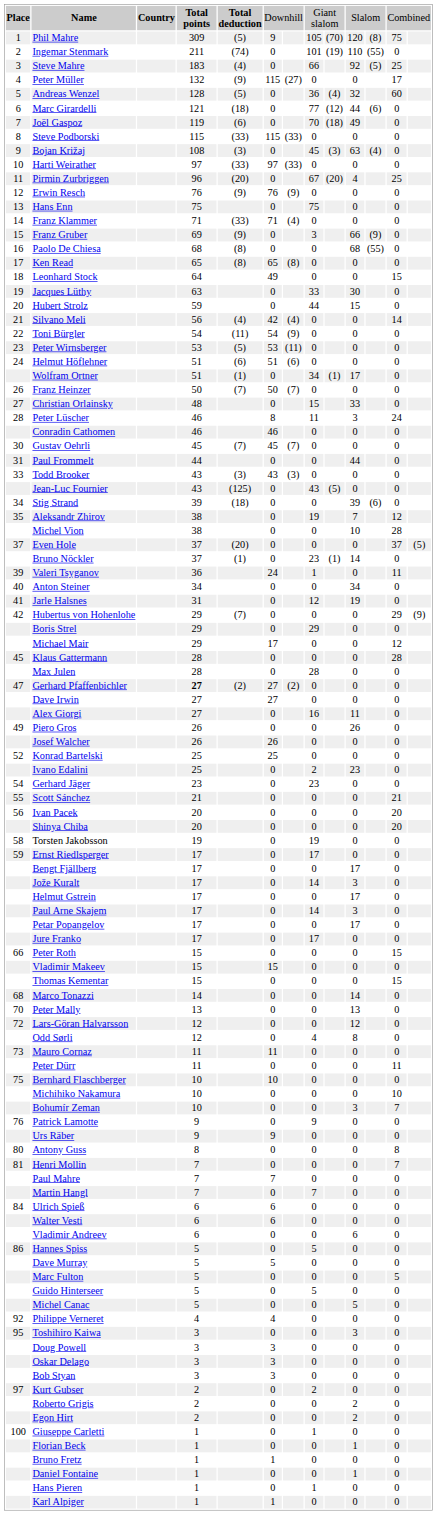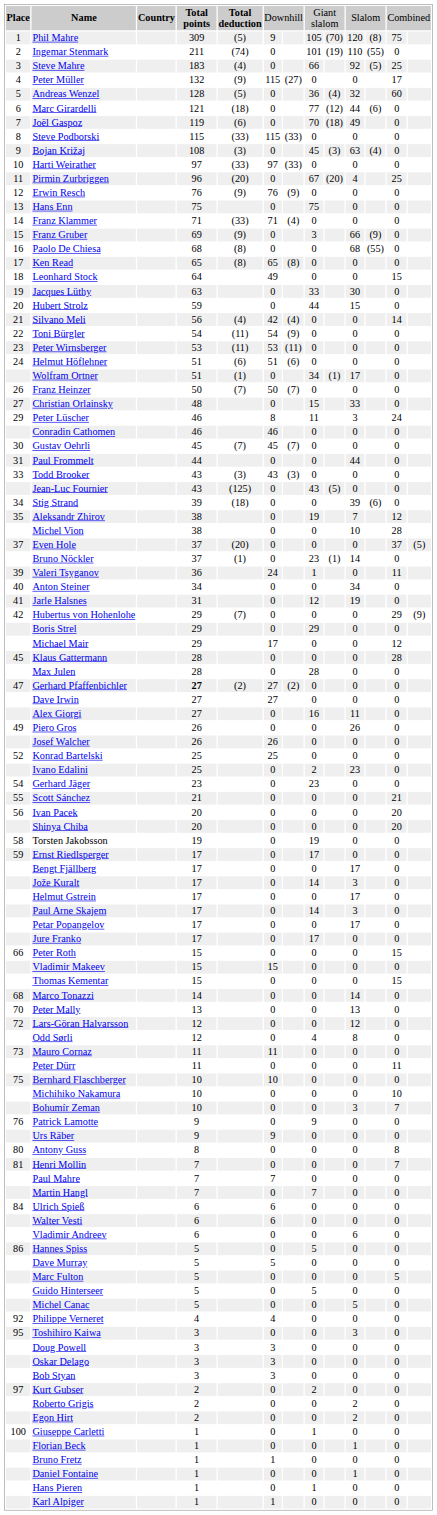(240, 347) (5) -> (240, 347) (11)
(18, 418) 28 -> (18, 418) 29
